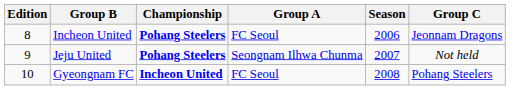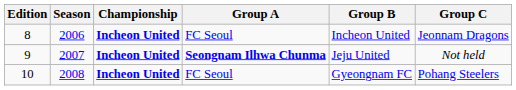columns swapped: (387, 14) <-> (93, 14)
(182, 34) Pohang Steelers -> (138, 34) Incheon United
(182, 54) Pohang Steelers -> (138, 54) Incheon United
(297, 54) normal -> (256, 54) bold
